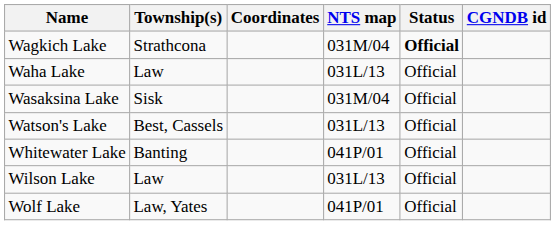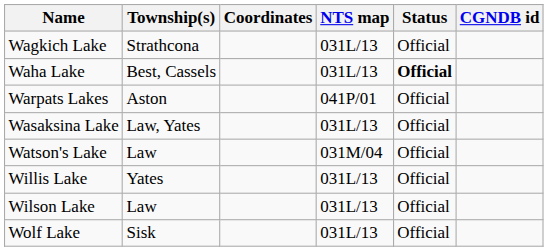(358, 44) 031M/04 -> (349, 44) 031L/13
(432, 44) bold -> (424, 44) normal
(149, 71) Law -> (171, 71) Best, Cassels
(431, 71) normal -> (425, 71) bold
+ row: (58, 98)
(148, 98) Sisk -> (163, 125) Law, Yates
(358, 98) 031M/04 -> (349, 125) 031L/13
(178, 125) Best, Cassels -> (142, 152) Law
(356, 125) 031L/13 -> (351, 152) 031M/04
- row: (67, 152)
+ row: (48, 179)
(170, 206) Law, Yates -> (141, 233) Sisk
(356, 206) 041P/01 -> (349, 233) 031L/13
